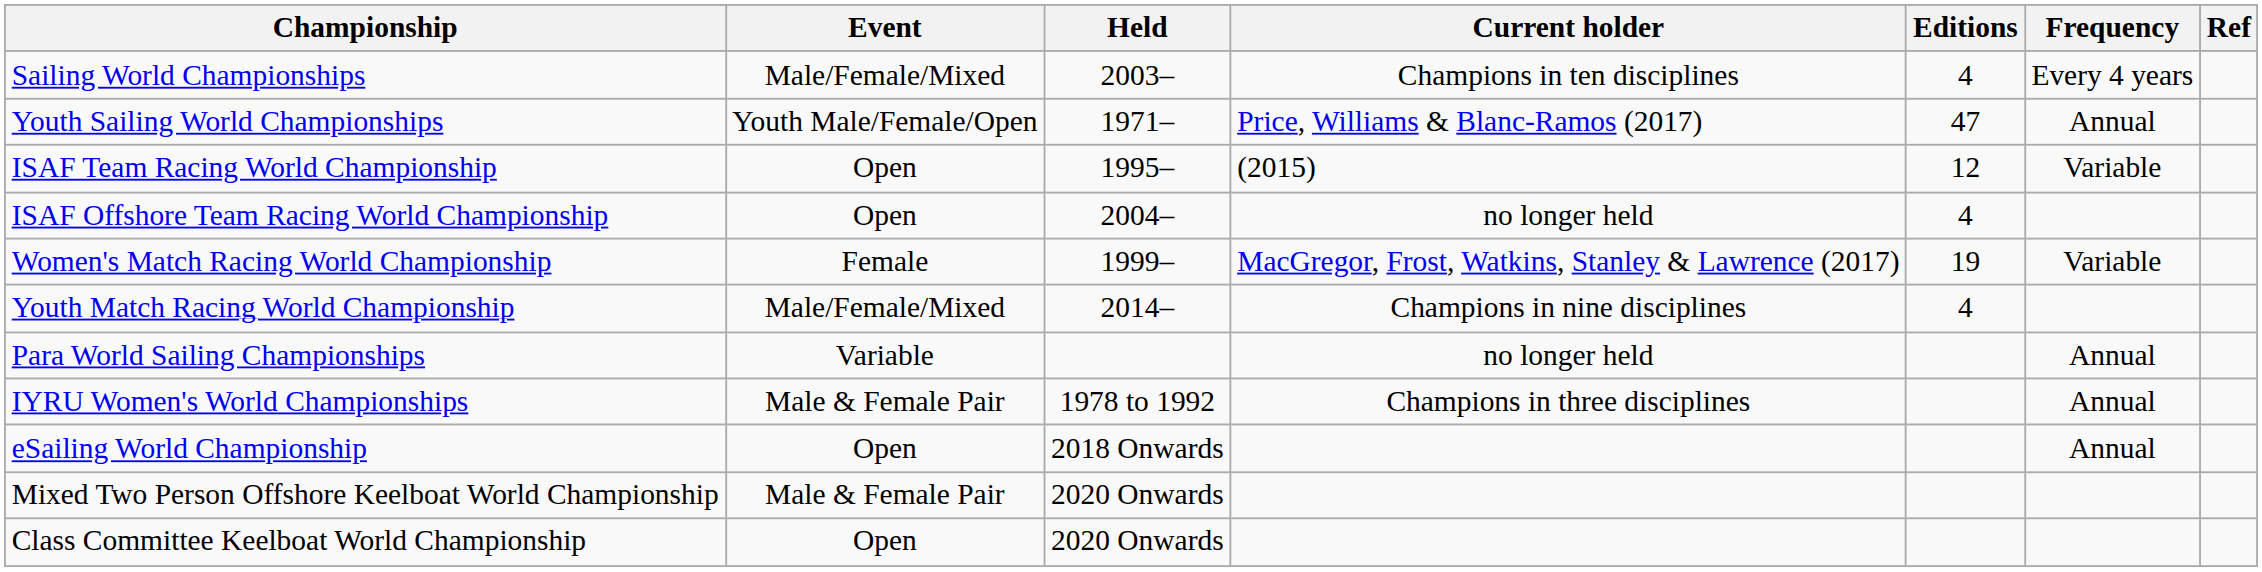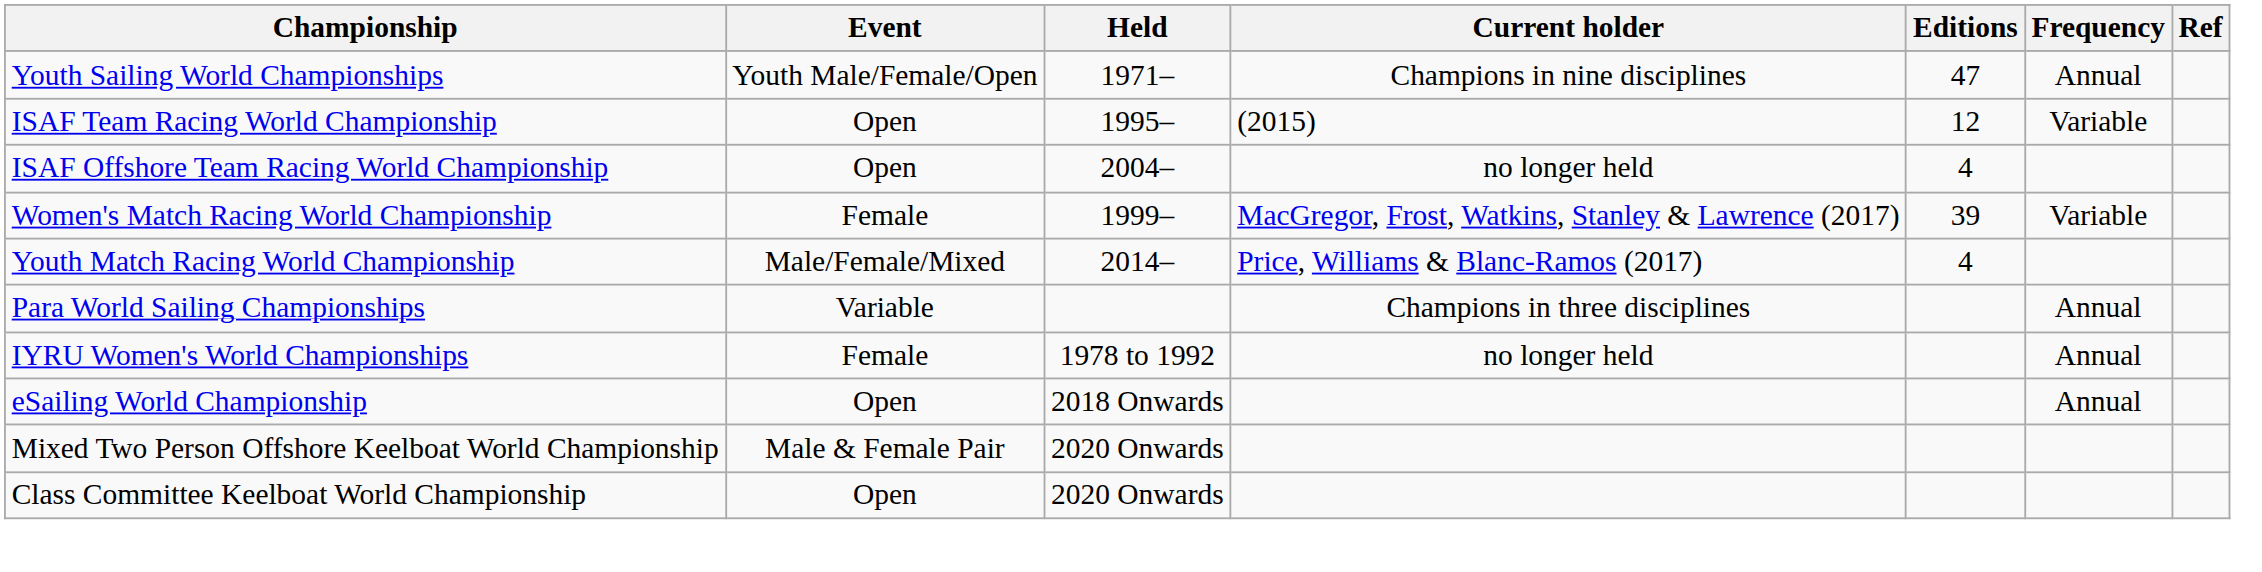- row: (189, 74)
(1470, 121) Price, Williams & Blanc-Ramos (2017) -> (1568, 74) Champions in nine disciplines
(1965, 261) 19 -> (1965, 214) 39
(1568, 307) Champions in nine disciplines -> (1470, 261) Price, Williams & Blanc-Ramos (2017)
(1568, 354) no longer held -> (1568, 307) Champions in three disciplines
(885, 401) Male & Female Pair -> (885, 354) Female
(1568, 401) Champions in three disciplines -> (1568, 354) no longer held
